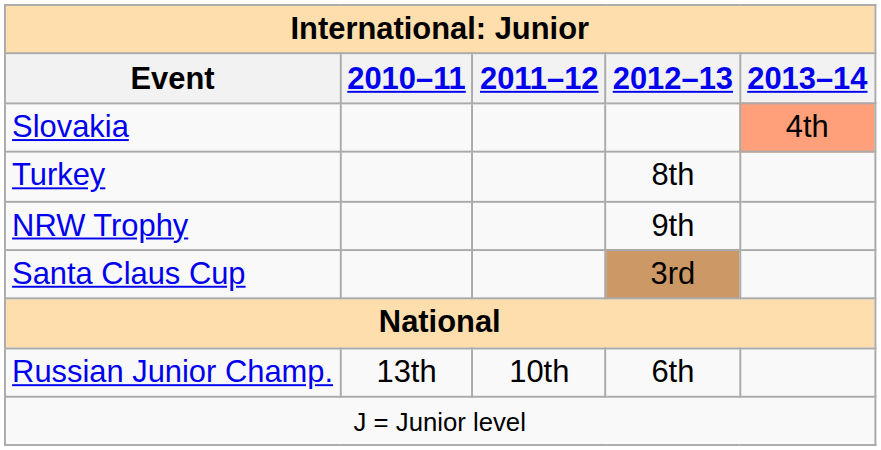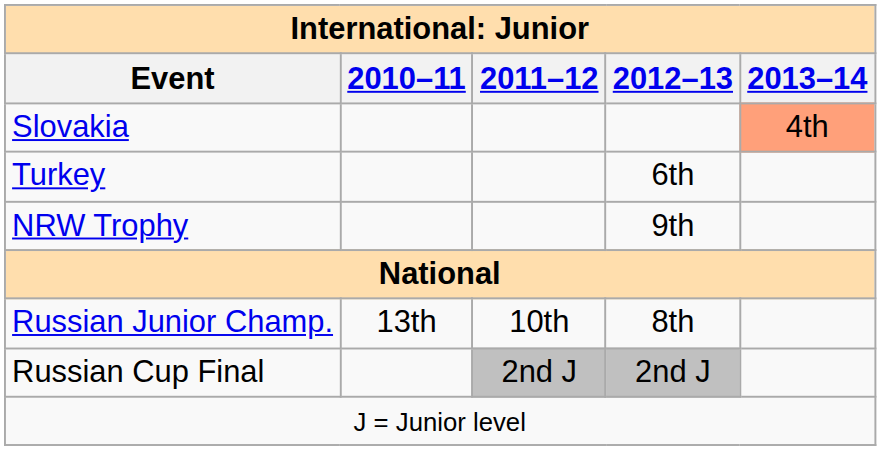(673, 175) 8th -> (673, 175) 6th
- row: (129, 273)
(673, 371) 6th -> (673, 322) 8th
+ row: (138, 371)
